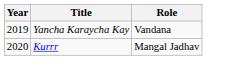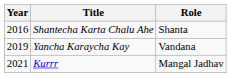+ row: (93, 30)
(18, 47) 2020 -> (18, 64) 2021
